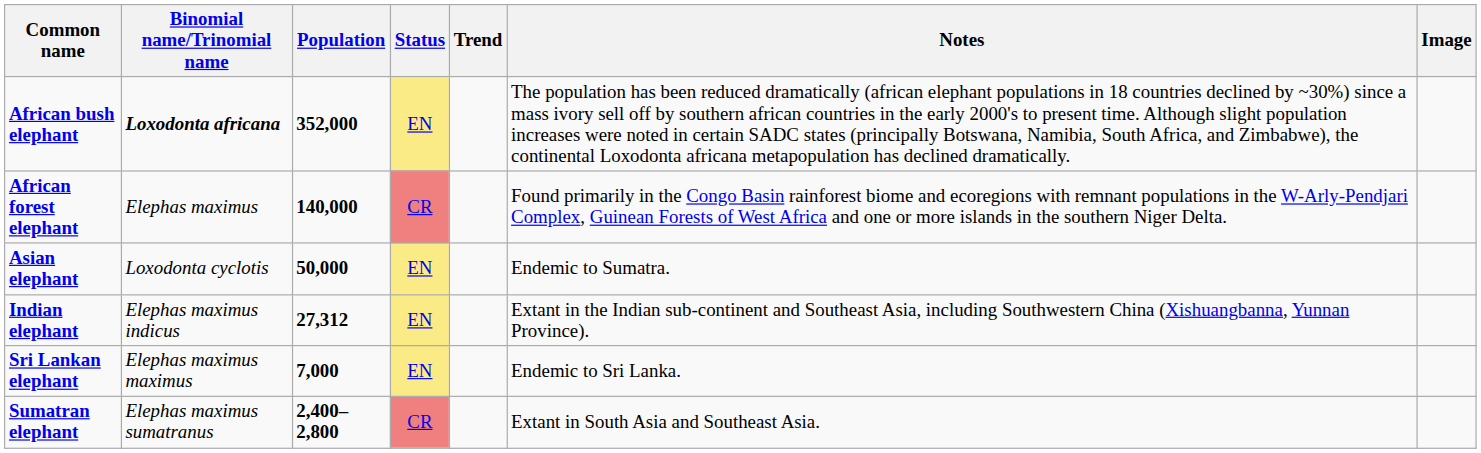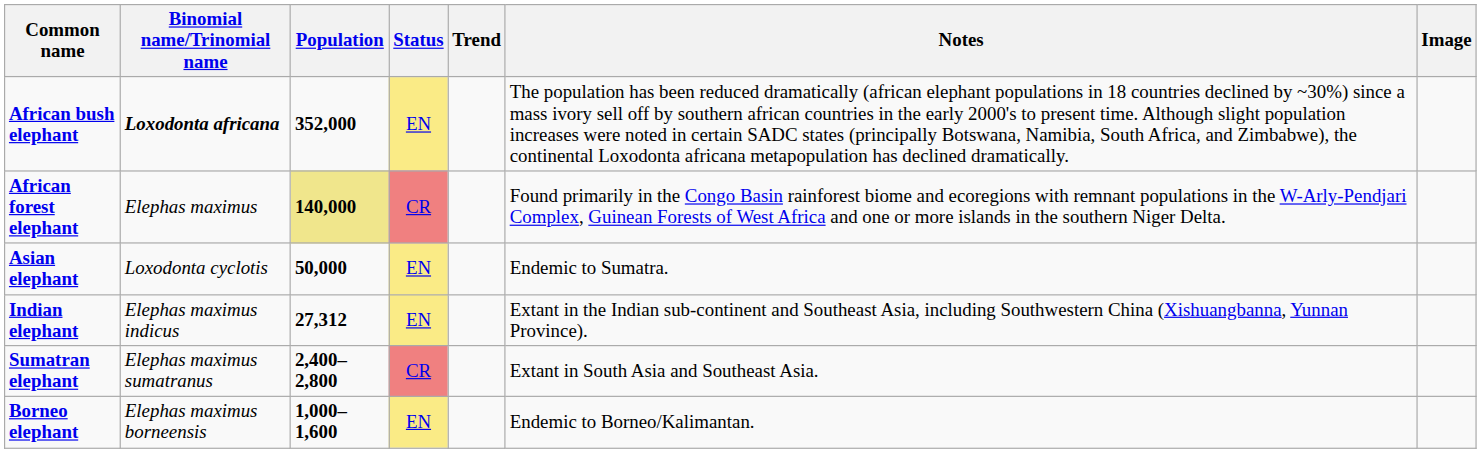(327, 206) no background -> (326, 206) khaki background
- row: (55, 370)
+ row: (44, 422)
